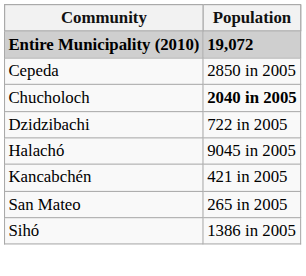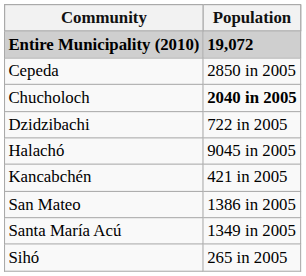(247, 204) 265 in 2005 -> (251, 204) 1386 in 2005
+ row: (65, 230)
(251, 230) 1386 in 2005 -> (247, 257) 265 in 2005
